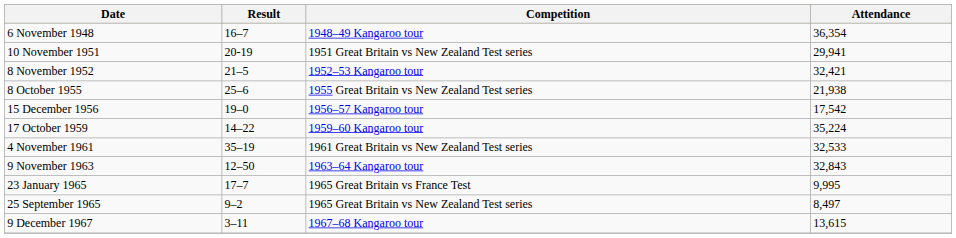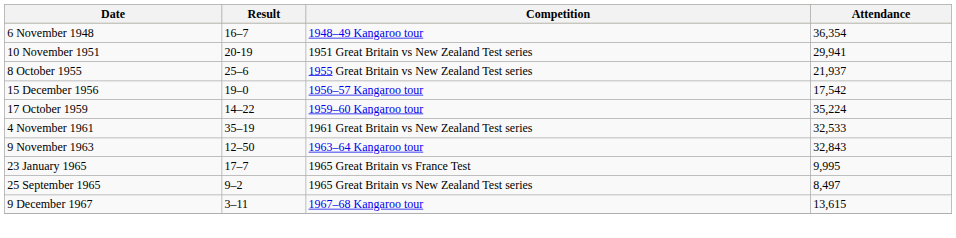- row: (50, 71)
(830, 90) 21,938 -> (830, 71) 21,937
